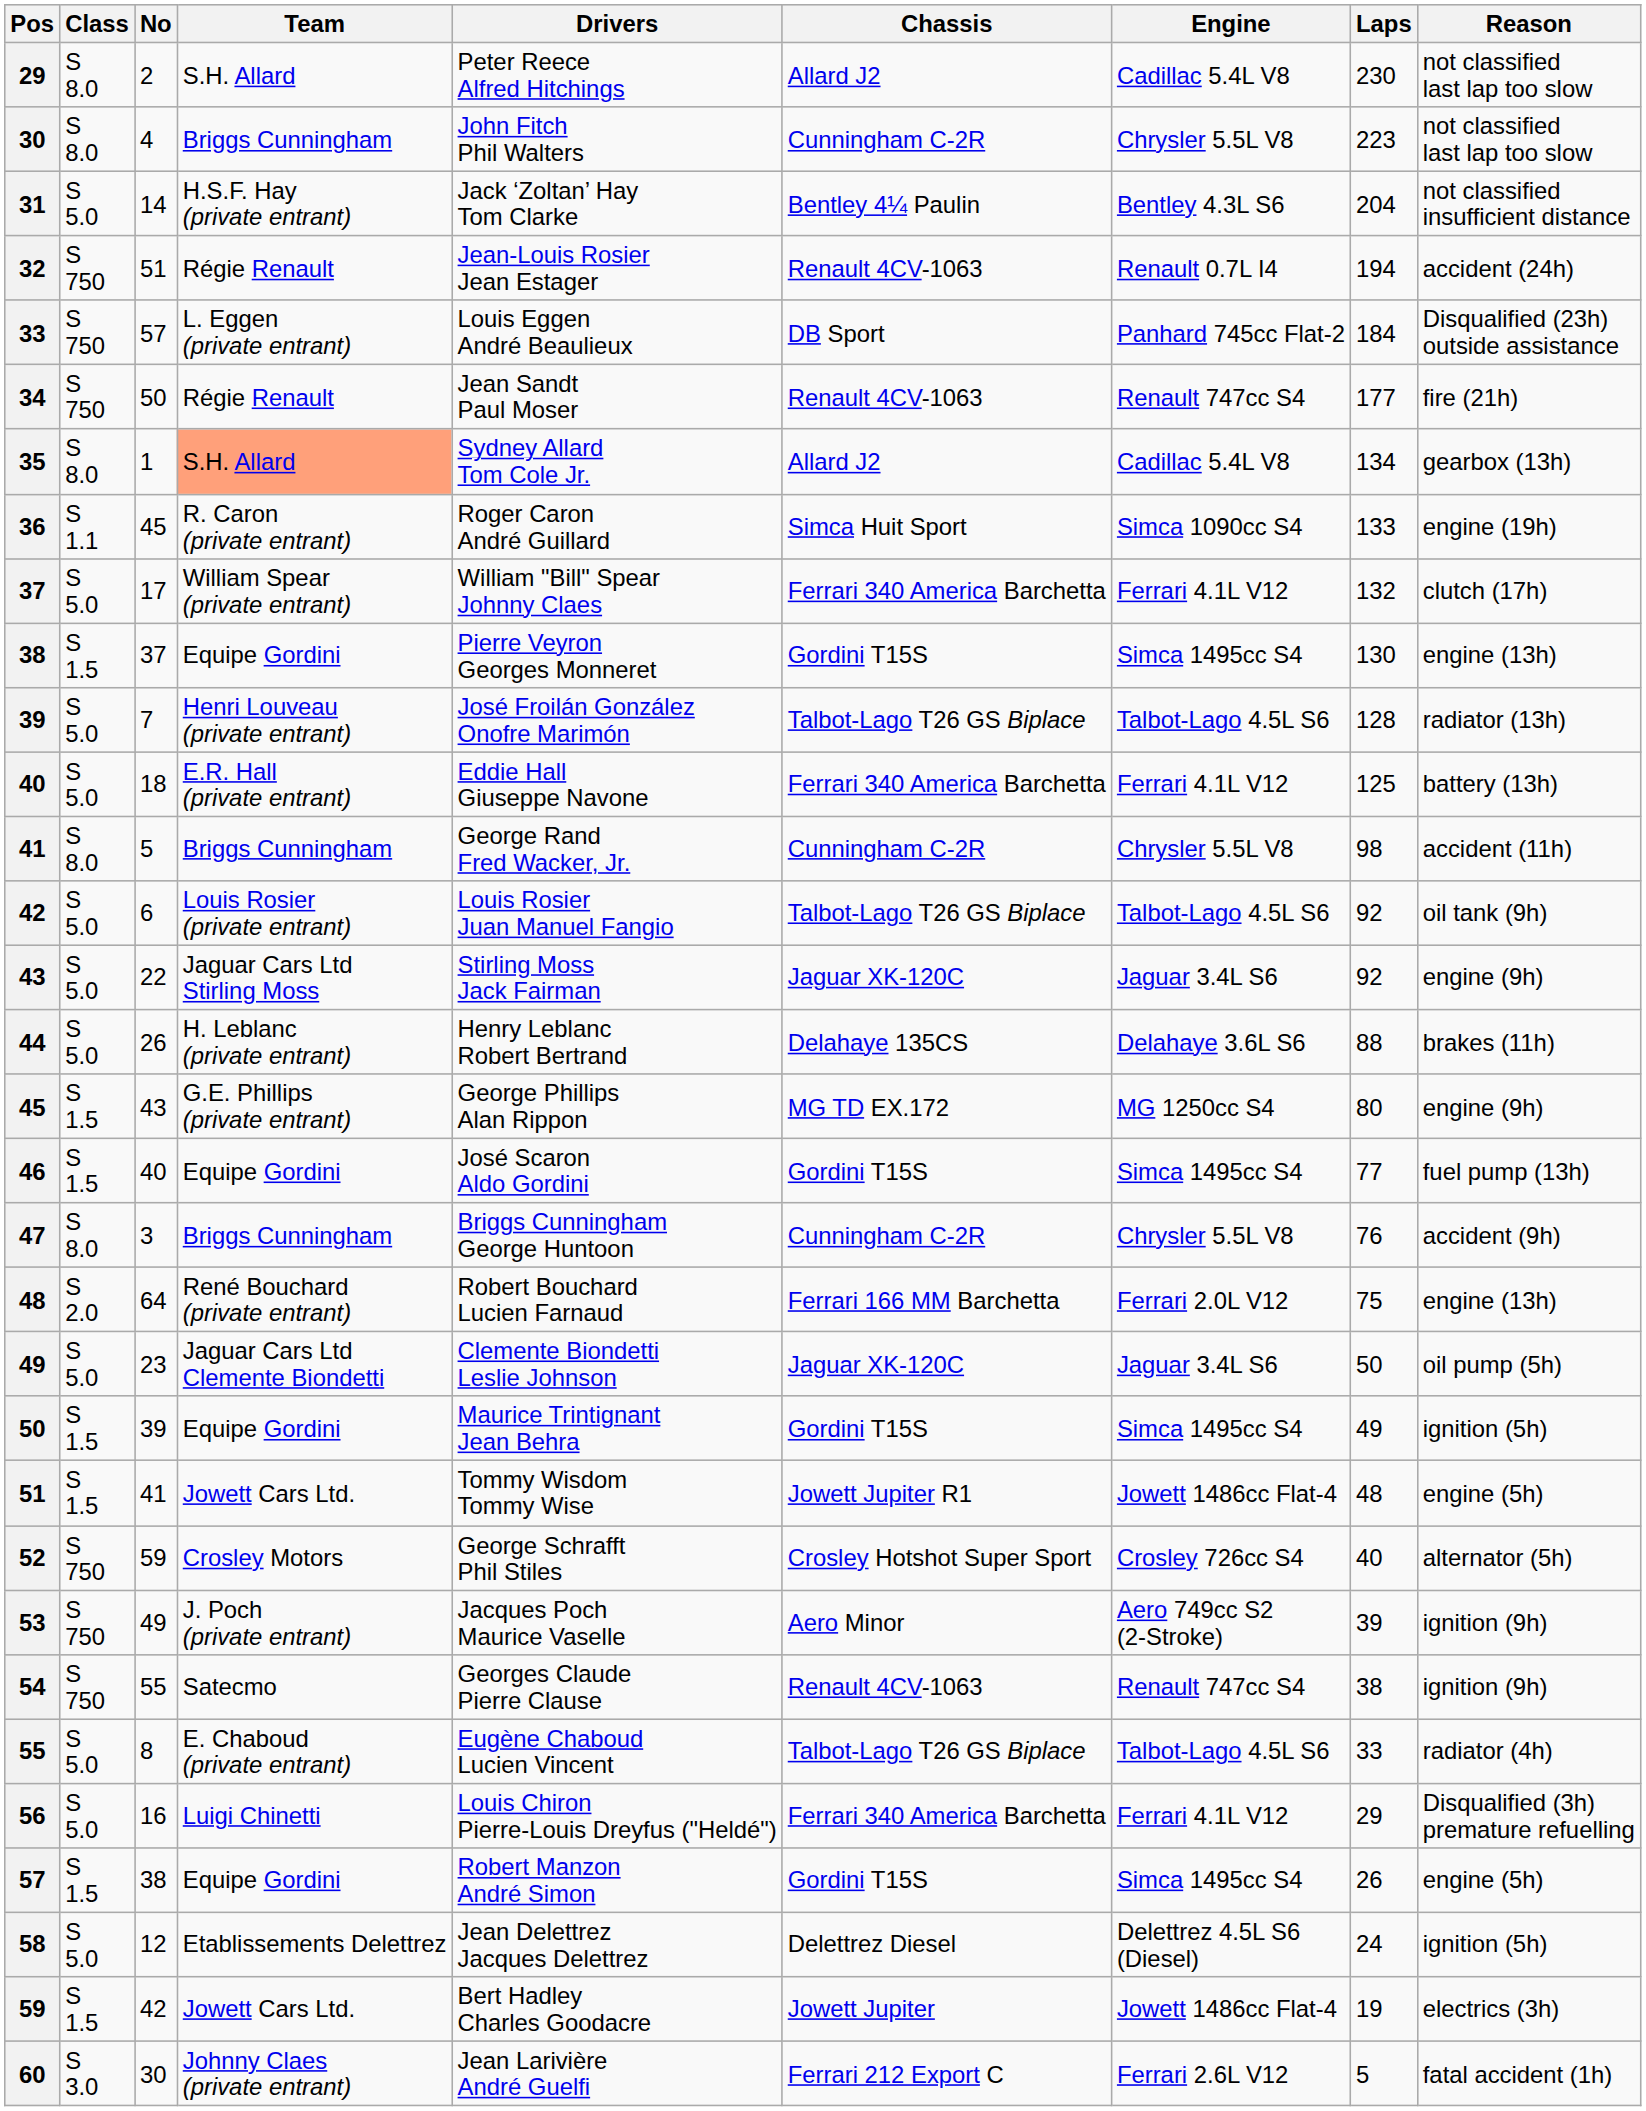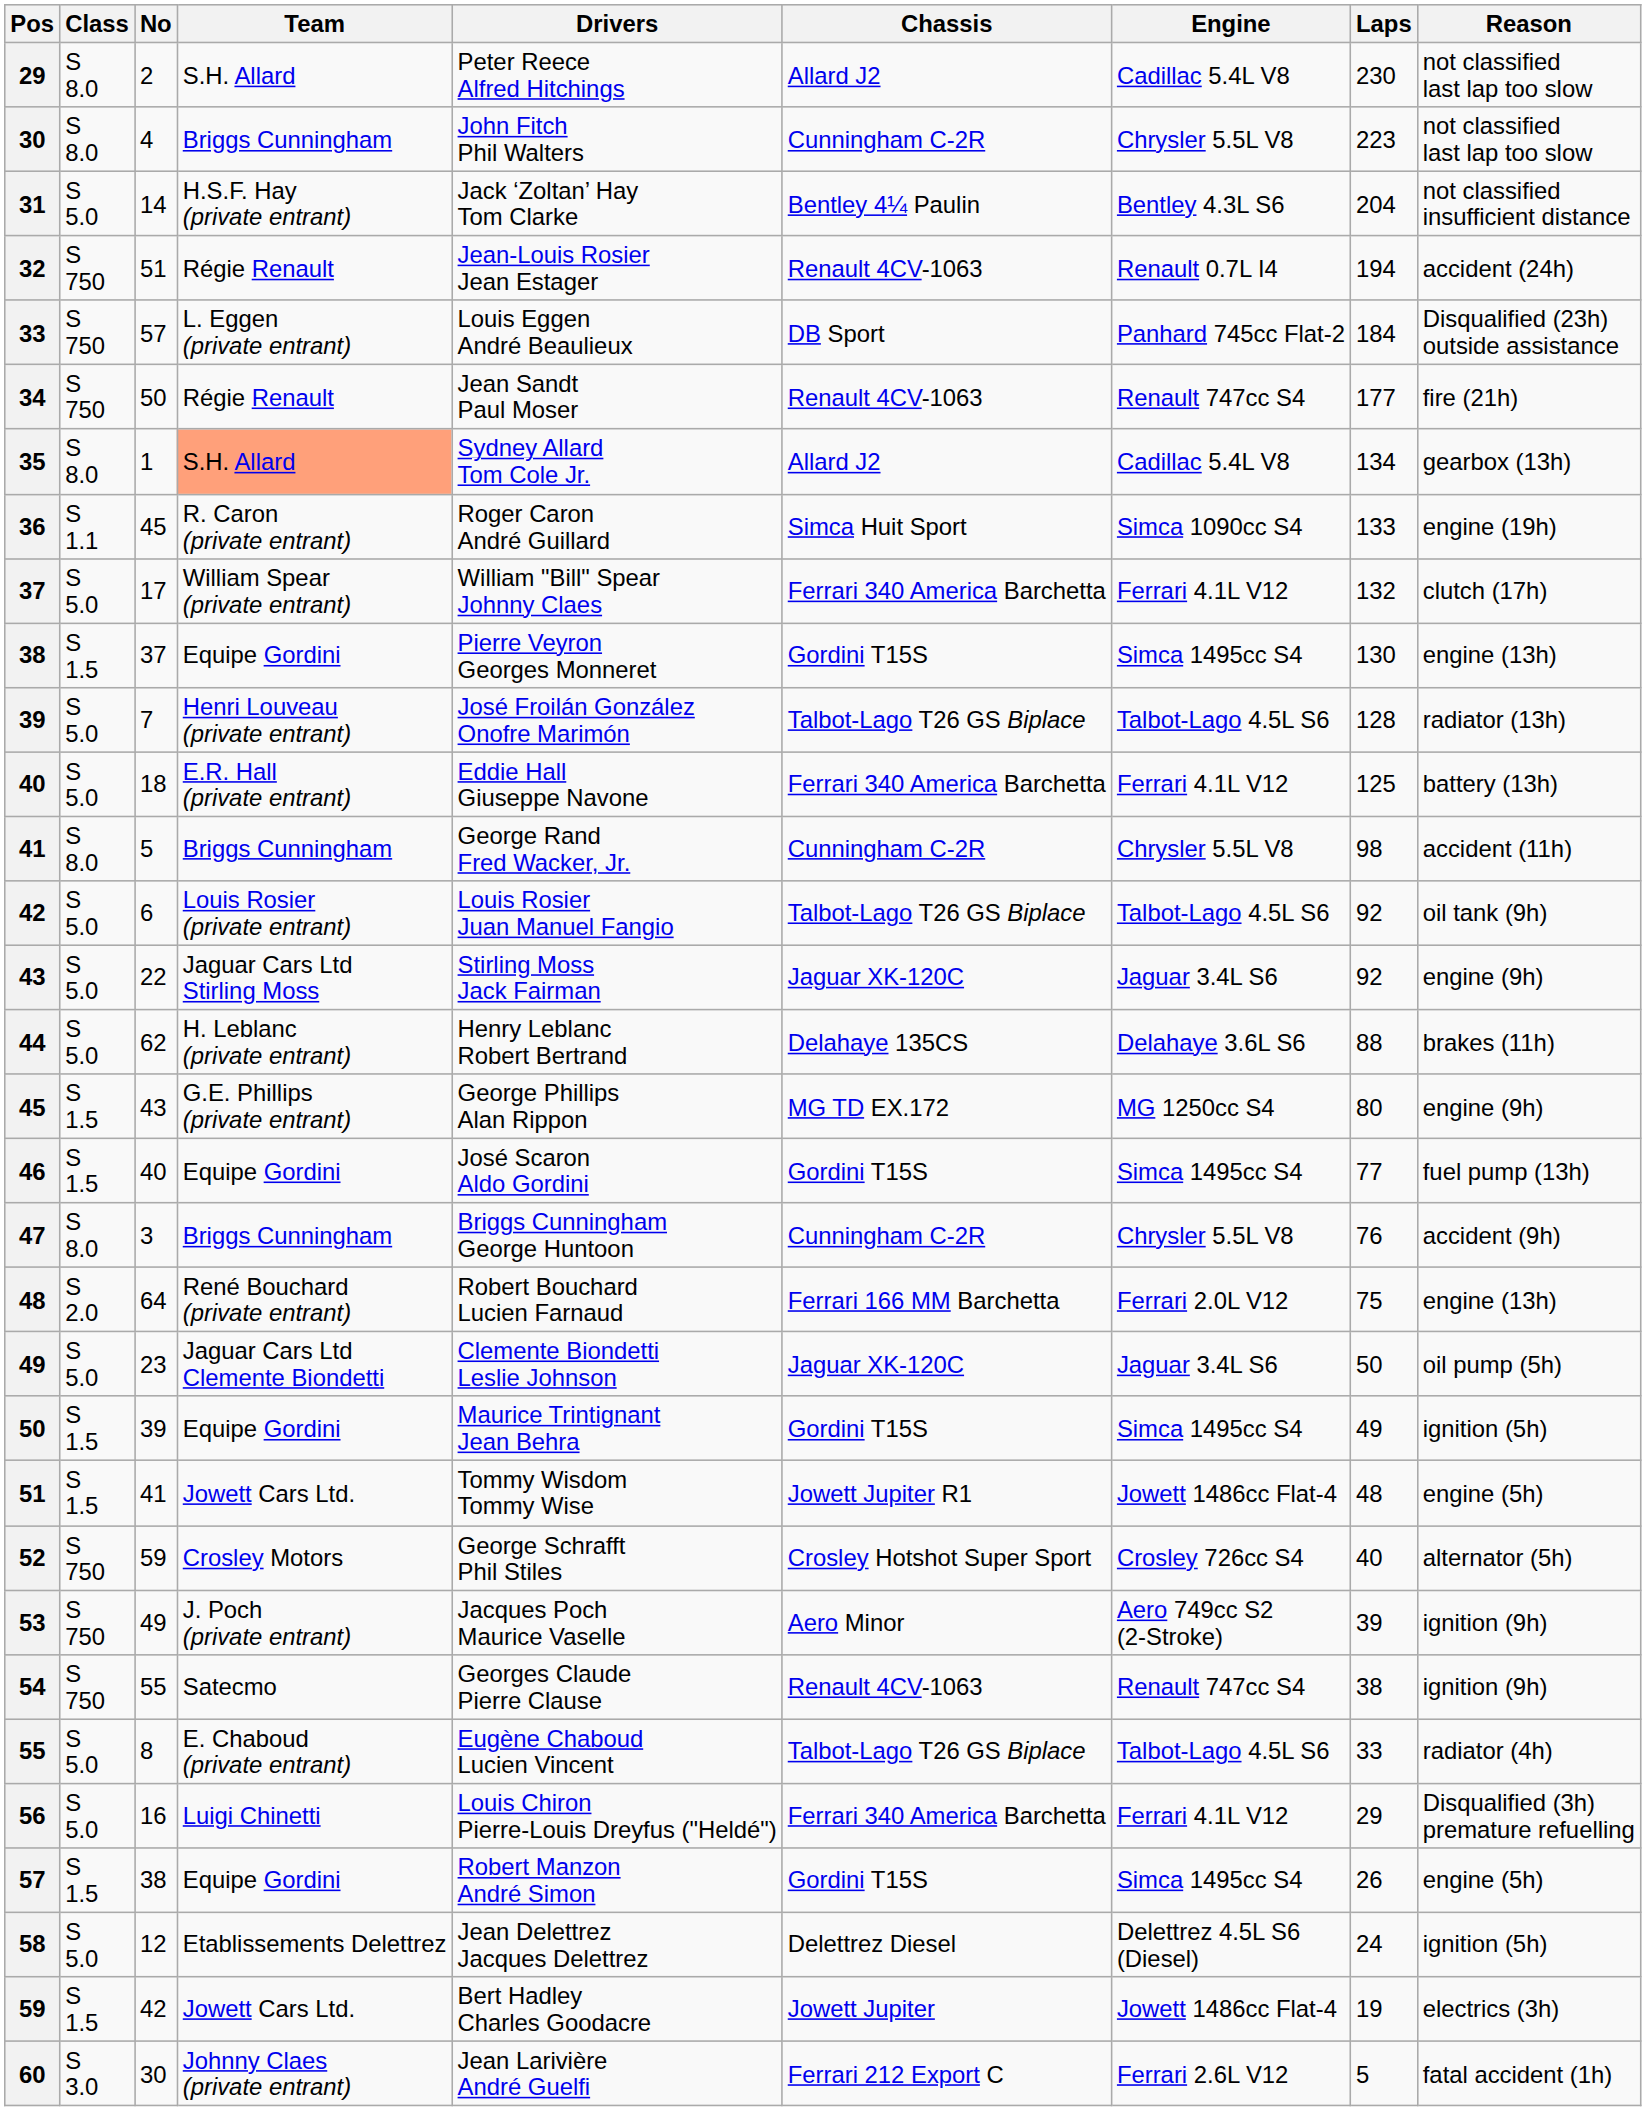(153, 1042) 26 -> (153, 1042) 62
